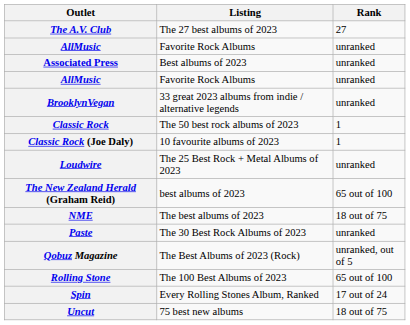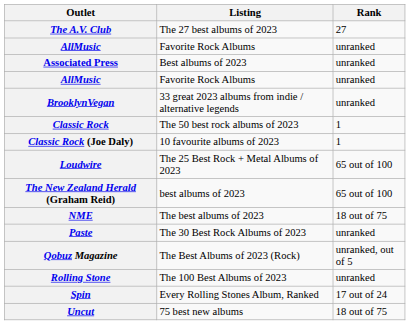(355, 164) unranked -> (364, 164) 65 out of 100
(364, 278) 65 out of 100 -> (355, 278) unranked
